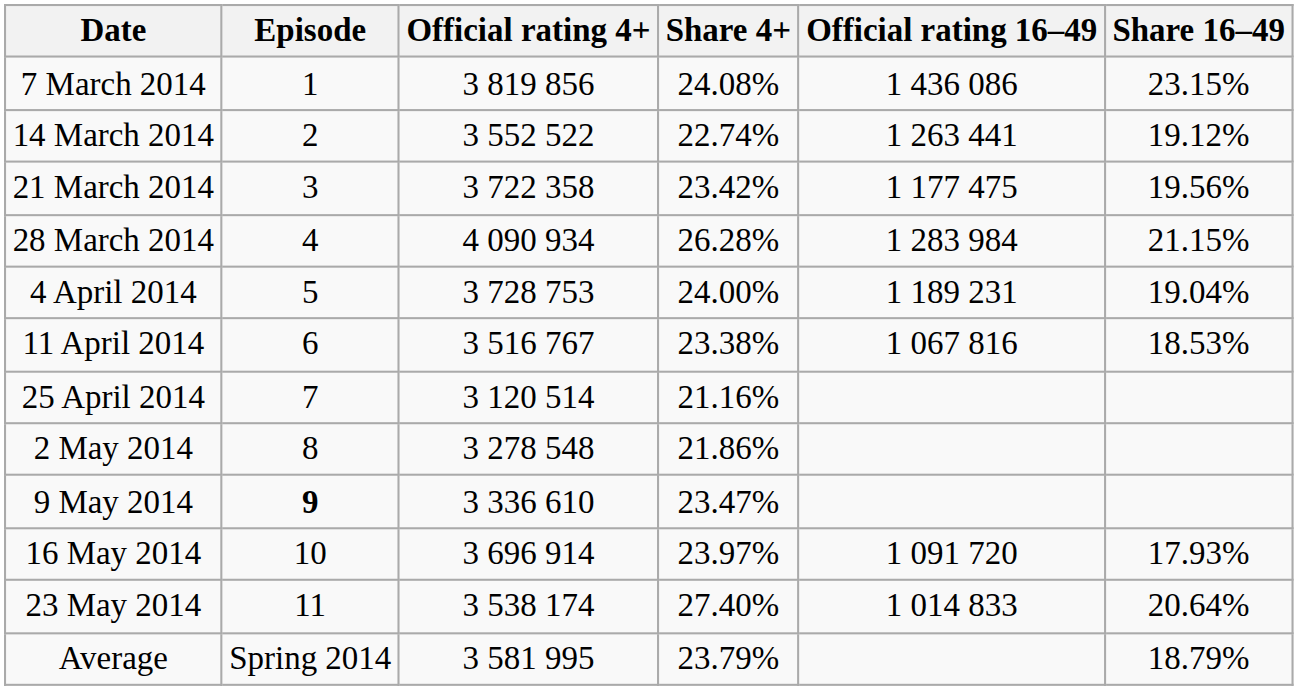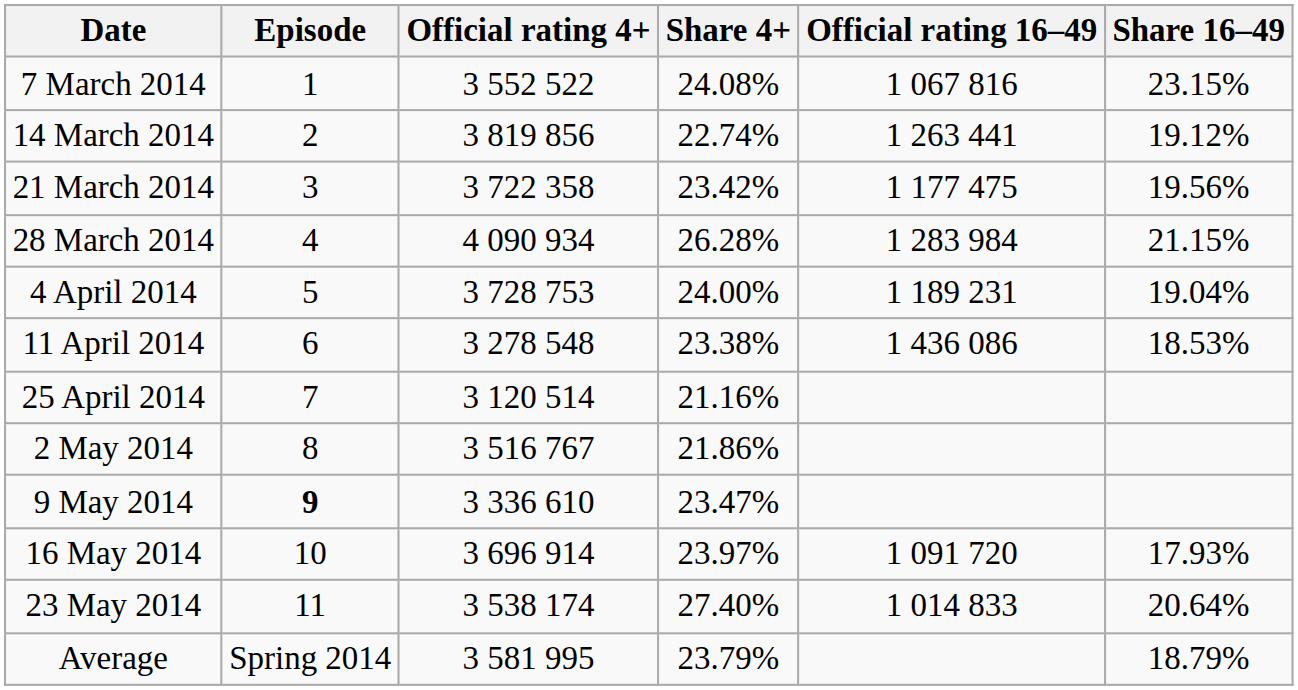(528, 82) 3 819 856 -> (528, 82) 3 552 522
(952, 82) 1 436 086 -> (952, 82) 1 067 816
(528, 135) 3 552 522 -> (528, 135) 3 819 856
(528, 344) 3 516 767 -> (528, 344) 3 278 548
(952, 344) 1 067 816 -> (952, 344) 1 436 086
(528, 448) 3 278 548 -> (528, 448) 3 516 767
